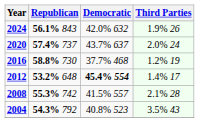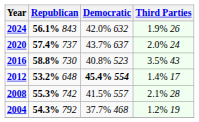(107, 61) 37.7% 468 -> (107, 61) 40.8% 523
(164, 61) 1.2% 19 -> (164, 61) 3.5% 43
(107, 109) 40.8% 523 -> (107, 109) 37.7% 468
(164, 109) 3.5% 43 -> (164, 109) 1.2% 19
